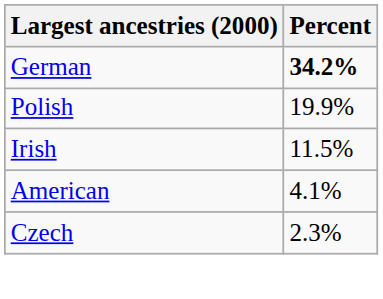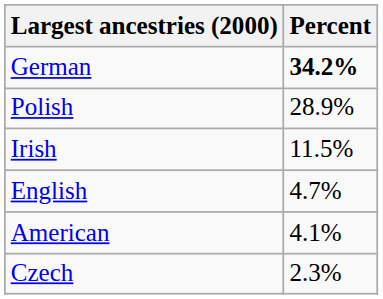(322, 108) 19.9% -> (322, 108) 28.9%
+ row: (49, 190)
